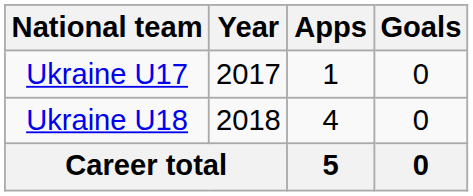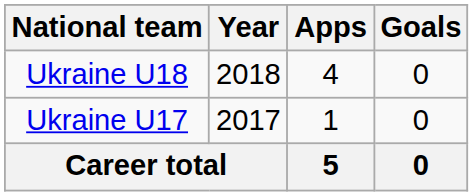rows swapped: (107, 73) <-> (107, 119)
